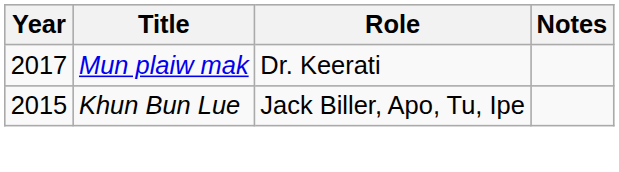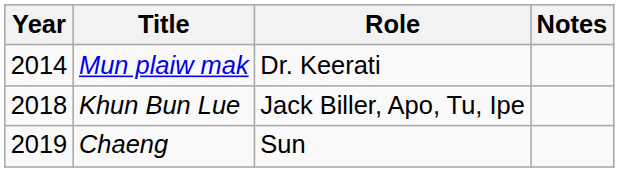(39, 65) 2017 -> (39, 65) 2014
(39, 105) 2015 -> (39, 105) 2018
+ row: (124, 145)
